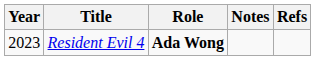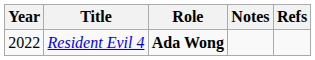(24, 42) 2023 -> (24, 42) 2022
